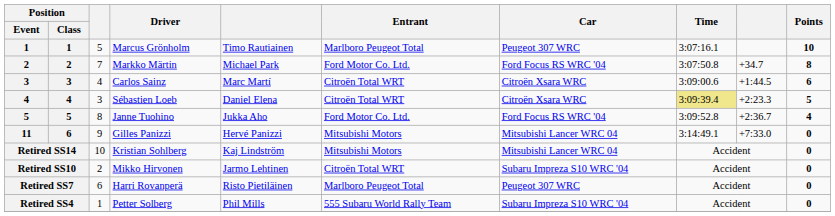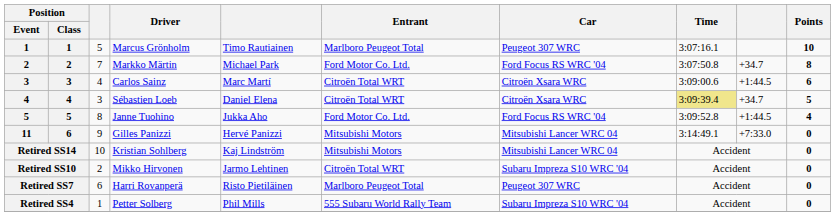(755, 99) +2:23.3 -> (751, 99) +34.7
(755, 116) +2:36.7 -> (755, 116) +1:44.5
